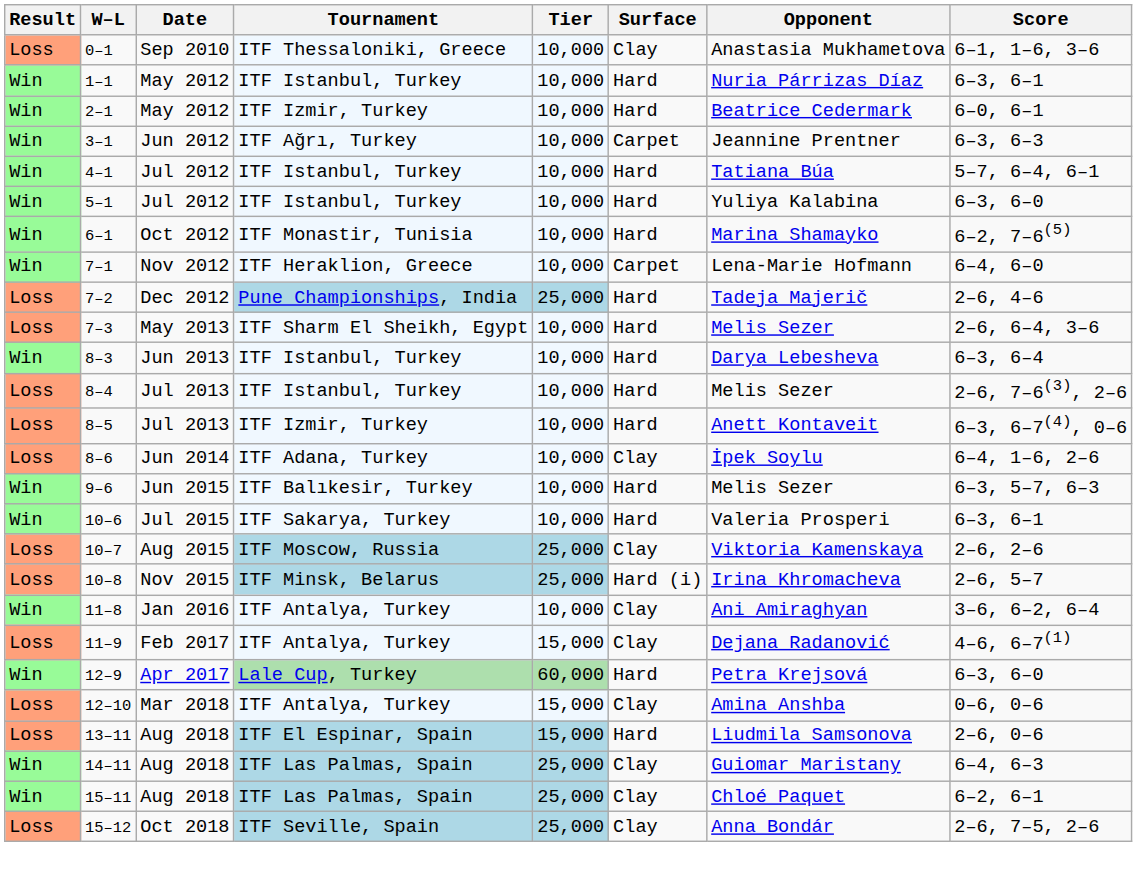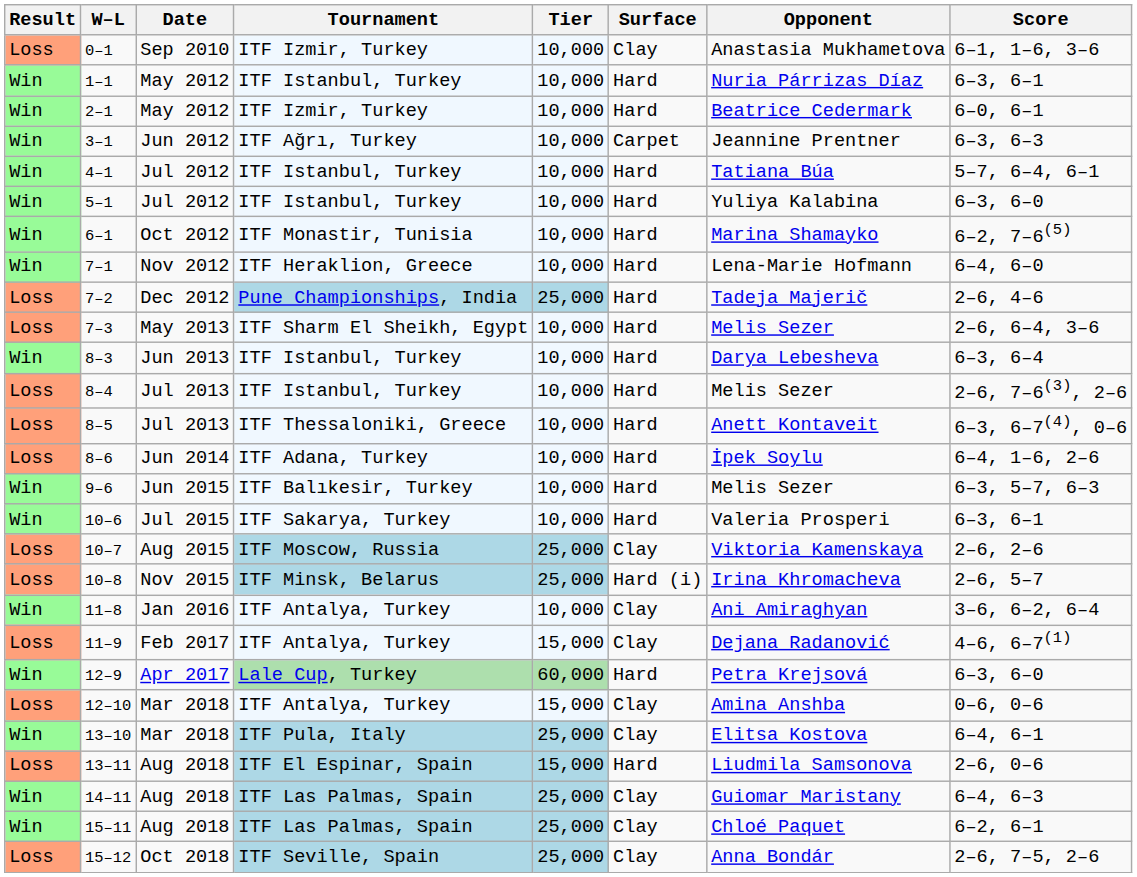(372, 50) ITF Thessaloniki, Greece -> (333, 50) ITF Izmir, Turkey
(647, 267) Carpet -> (635, 267) Hard
(333, 426) ITF Izmir, Turkey -> (372, 426) ITF Thessaloniki, Greece
(635, 458) Clay -> (635, 458) Hard
+ row: (108, 736)
